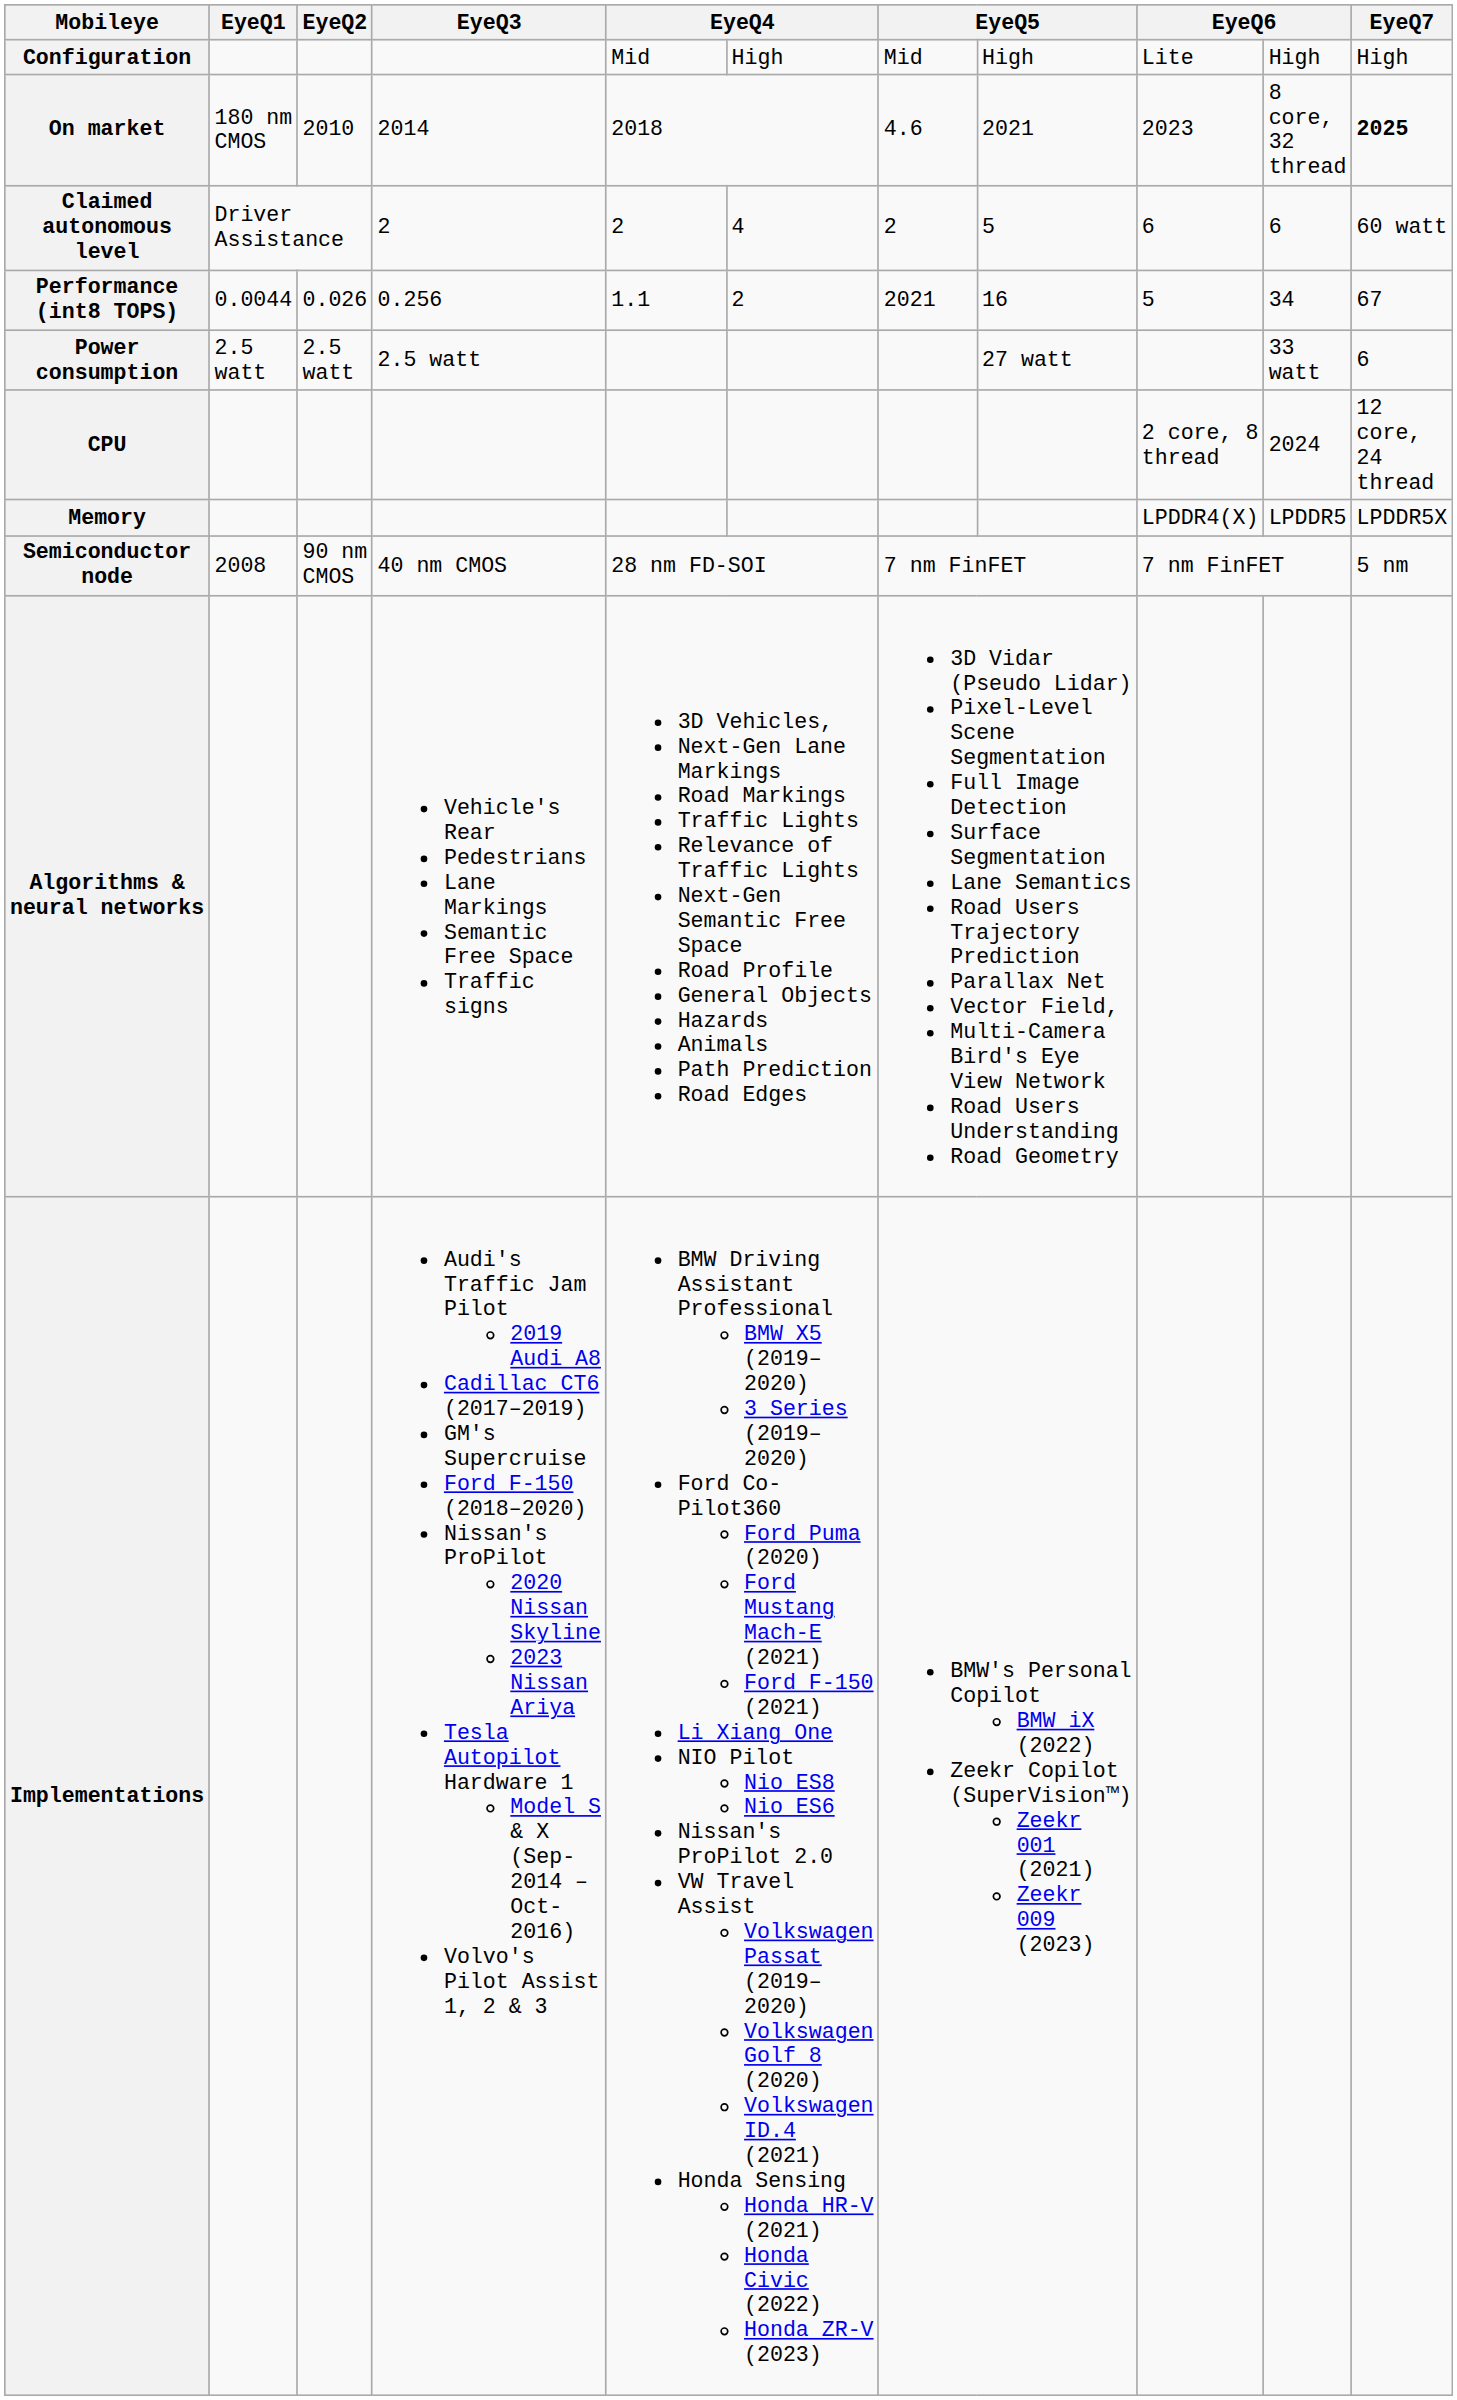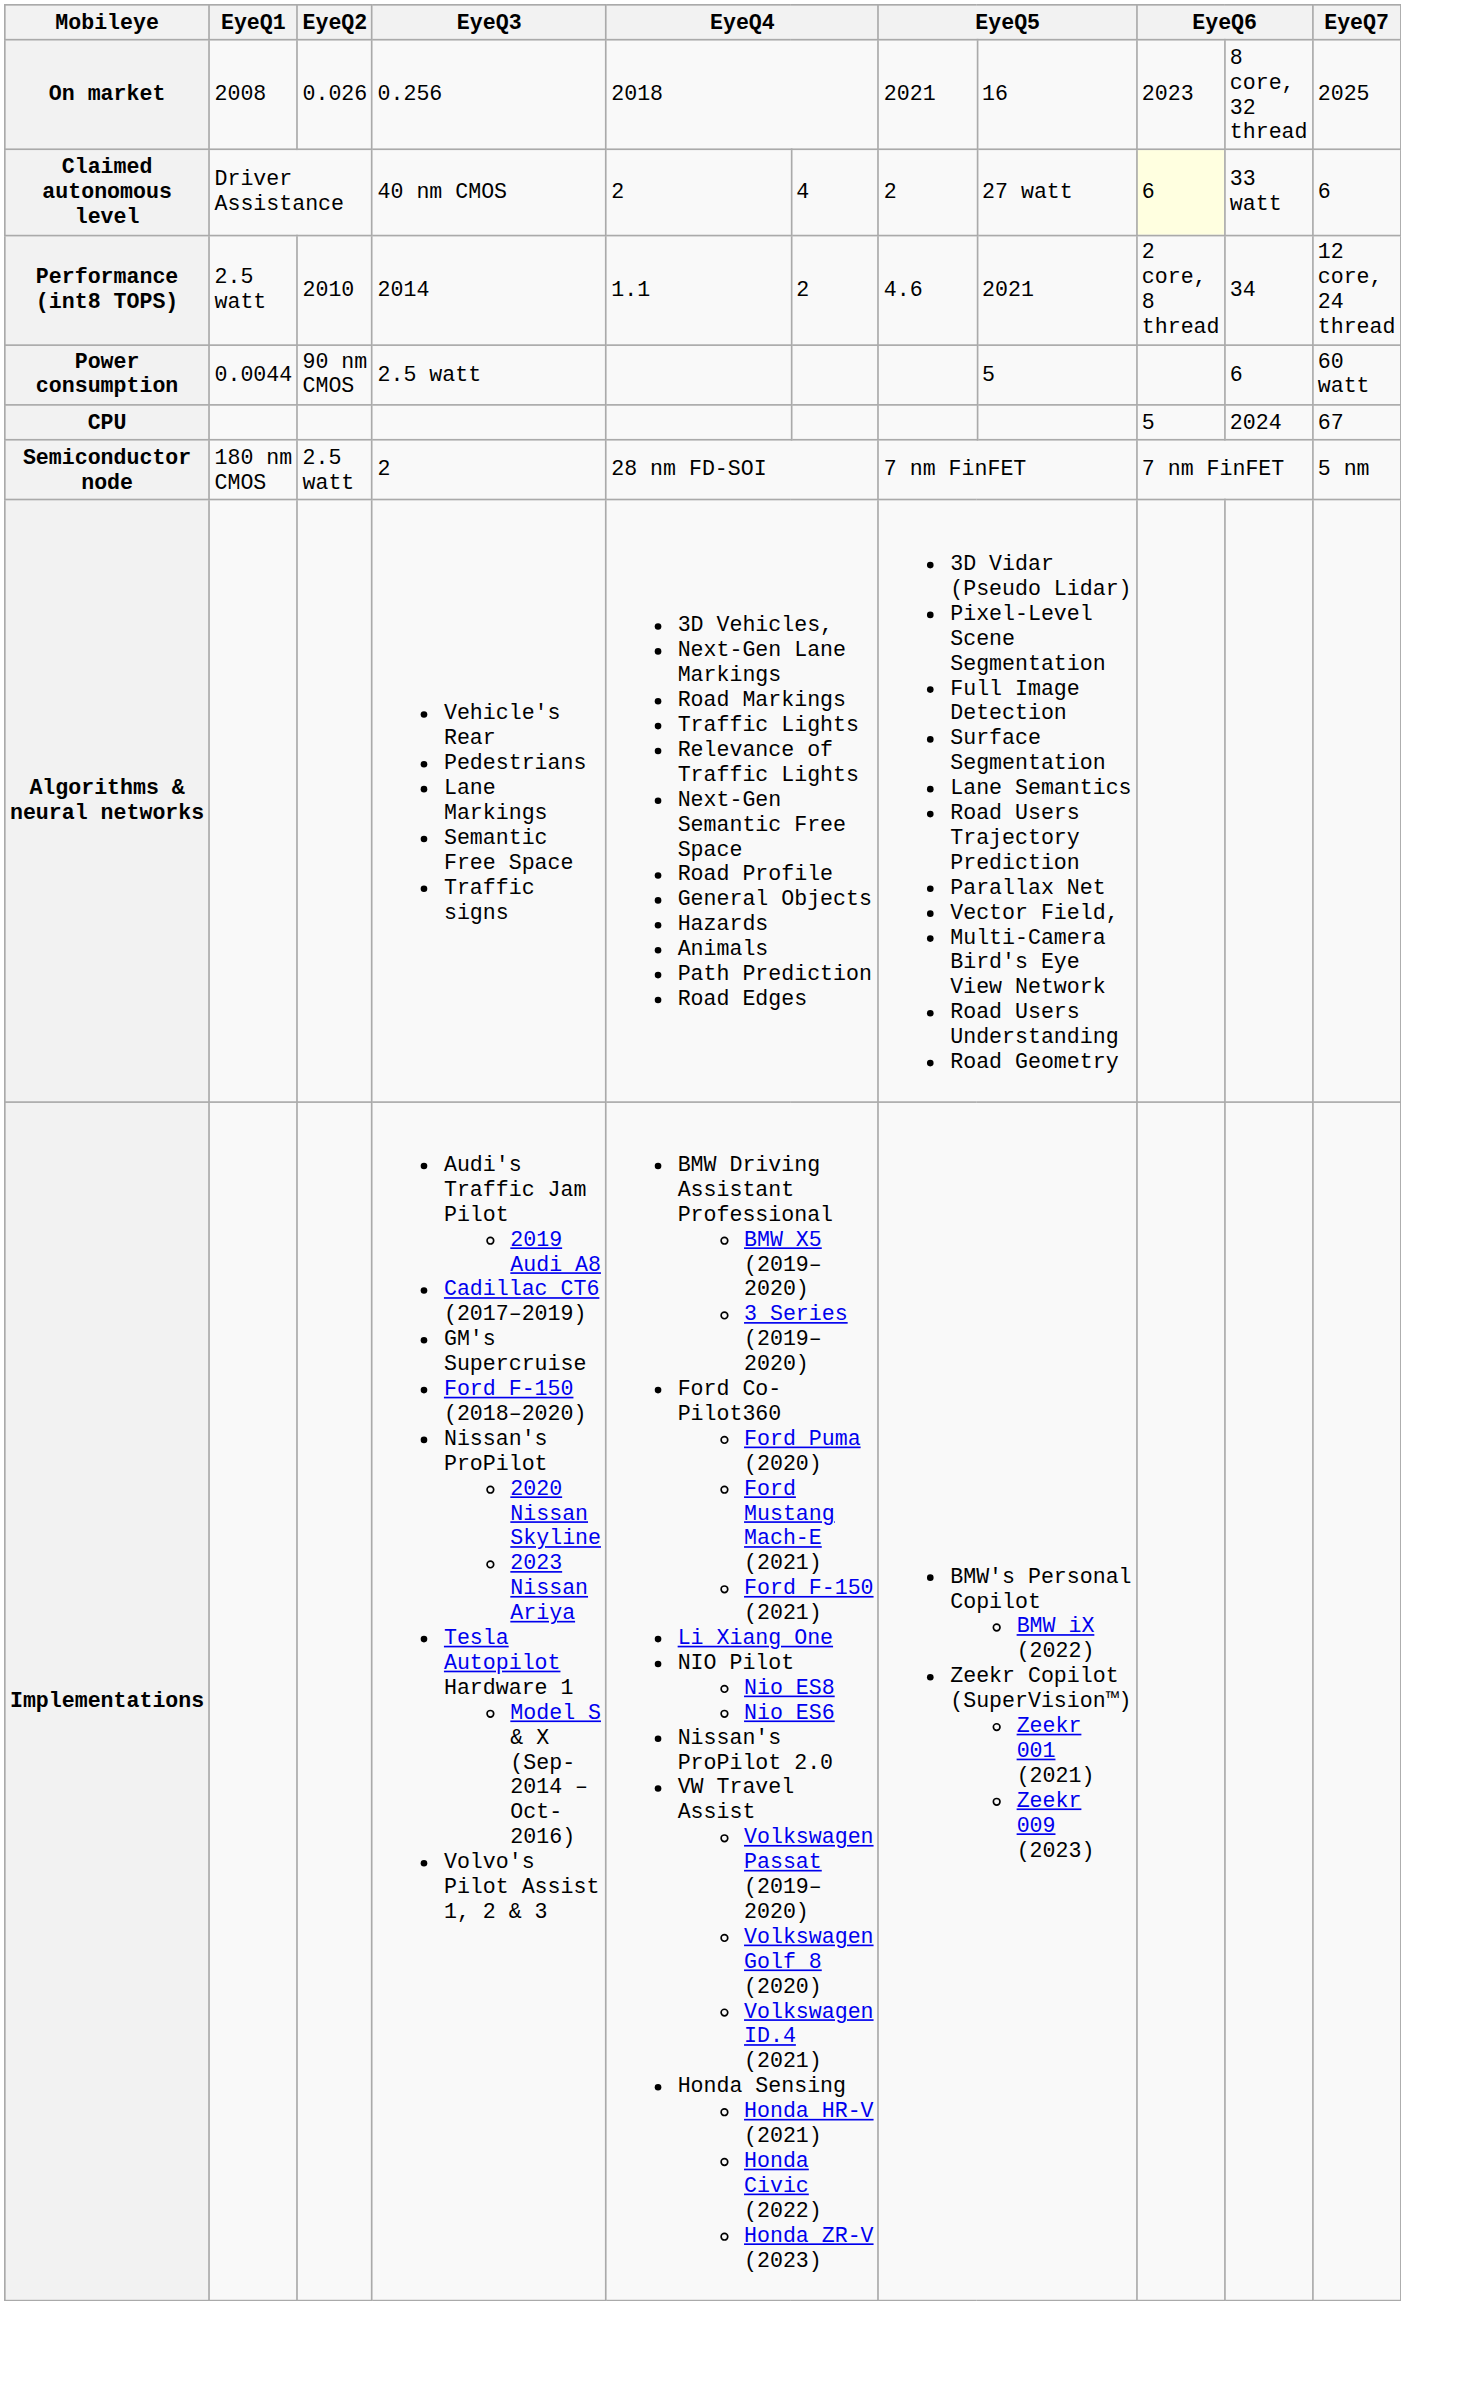- row: (107, 58)
(253, 130) 180 nm CMOS -> (240, 95) 2008
(328, 130) 2010 -> (335, 95) 0.026
(403, 130) 2014 -> (410, 95) 0.256
(903, 130) 4.6 -> (910, 95) 2021
(1008, 130) 2021 -> (995, 95) 16
(1383, 130) bold -> (1344, 95) normal
(384, 228) 2 -> (442, 192) 40 nm CMOS
(989, 228) 5 -> (1027, 192) 27 watt
(1148, 228) no background -> (1148, 192) lightyellow background
(1275, 228) 6 -> (1256, 192) 33 watt
(1402, 228) 60 watt -> (1324, 192) 6
(253, 300) 0.0044 -> (240, 290) 2.5 watt
(335, 300) 0.026 -> (328, 290) 2010
(410, 300) 0.256 -> (403, 290) 2014
(910, 300) 2021 -> (903, 290) 4.6
(995, 300) 16 -> (1008, 290) 2021
(1148, 300) 5 -> (1181, 290) 2 core, 8 thread
(1370, 300) 67 -> (1357, 290) 12 core, 24 thread
(240, 360) 2.5 watt -> (253, 375) 0.0044
(328, 360) 2.5 watt -> (335, 375) 90 nm CMOS
(1027, 360) 27 watt -> (989, 375) 5
(1295, 360) 33 watt -> (1236, 375) 6
(1363, 360) 6 -> (1344, 375) 60 watt
(1200, 445) 2 core, 8 thread -> (1148, 422) 5
(1395, 445) 12 core, 24 thread -> (1331, 422) 67
- row: (107, 518)
(240, 565) 2008 -> (253, 470) 180 nm CMOS
(335, 565) 90 nm CMOS -> (328, 470) 2.5 watt
(442, 565) 40 nm CMOS -> (384, 470) 2
